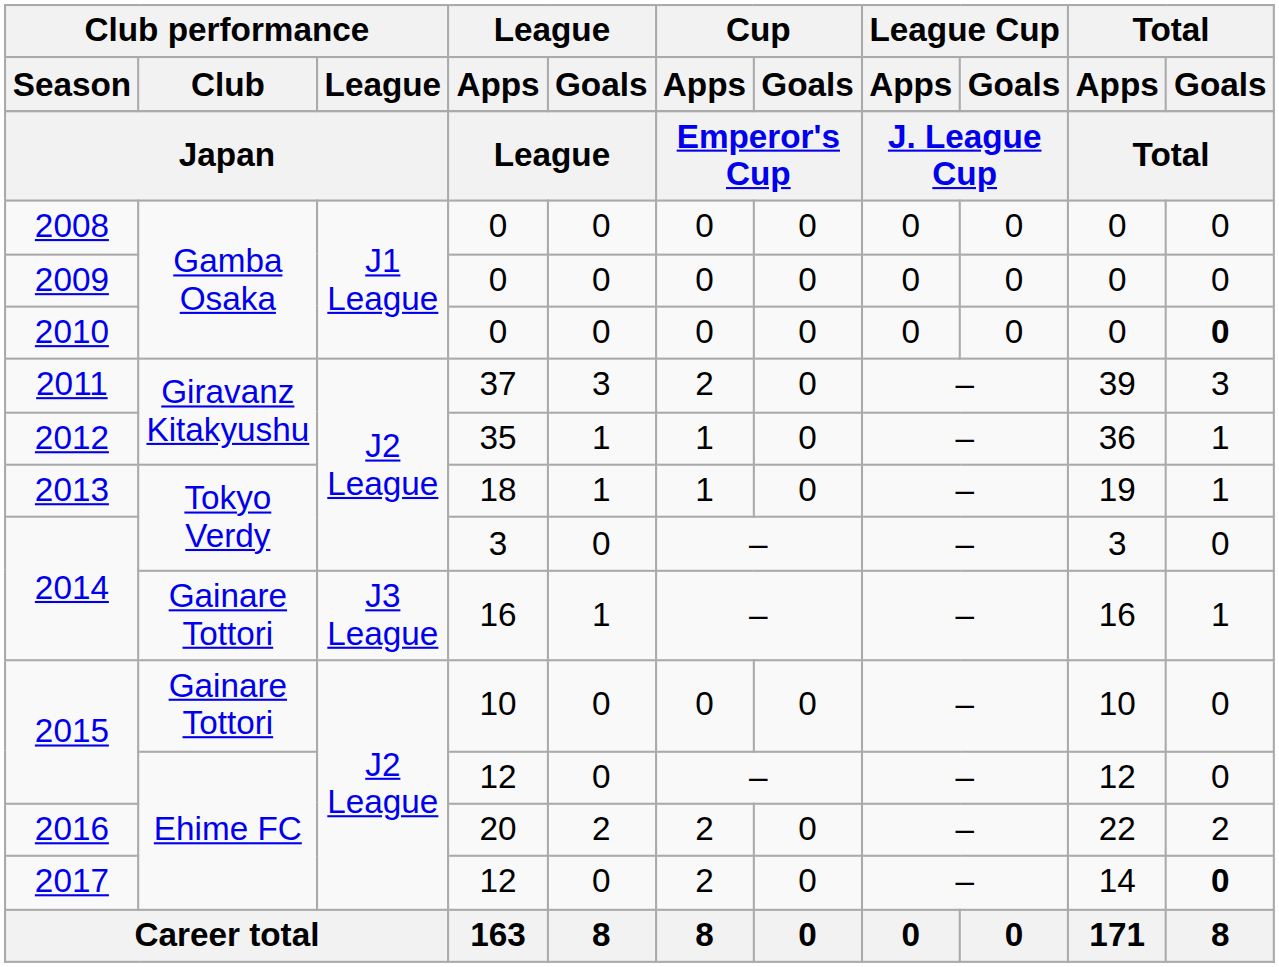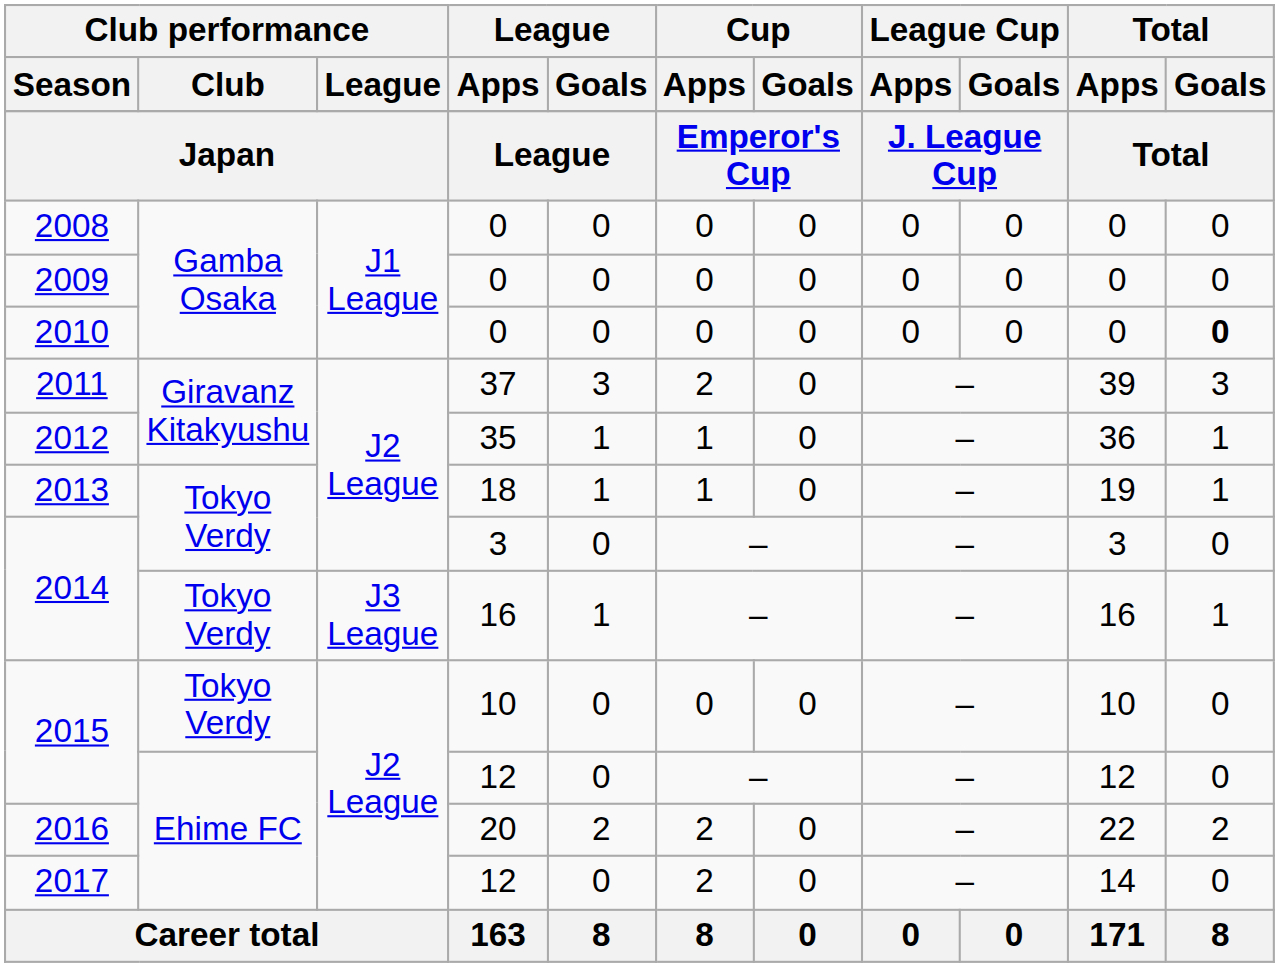(228, 614) Gainare Tottori -> (228, 614) Tokyo Verdy
(228, 705) Gainare Tottori -> (228, 705) Tokyo Verdy
(1220, 882) bold -> (1220, 882) normal
